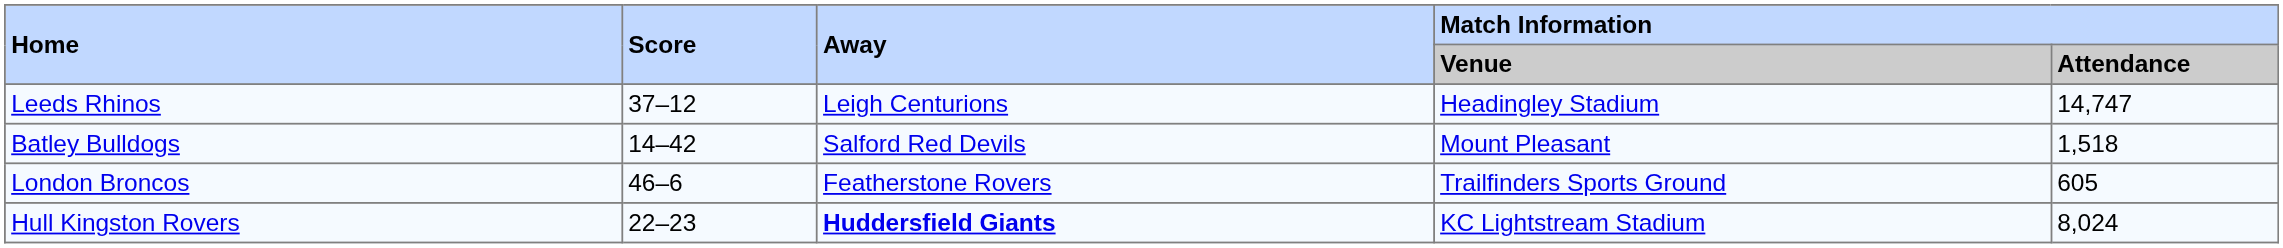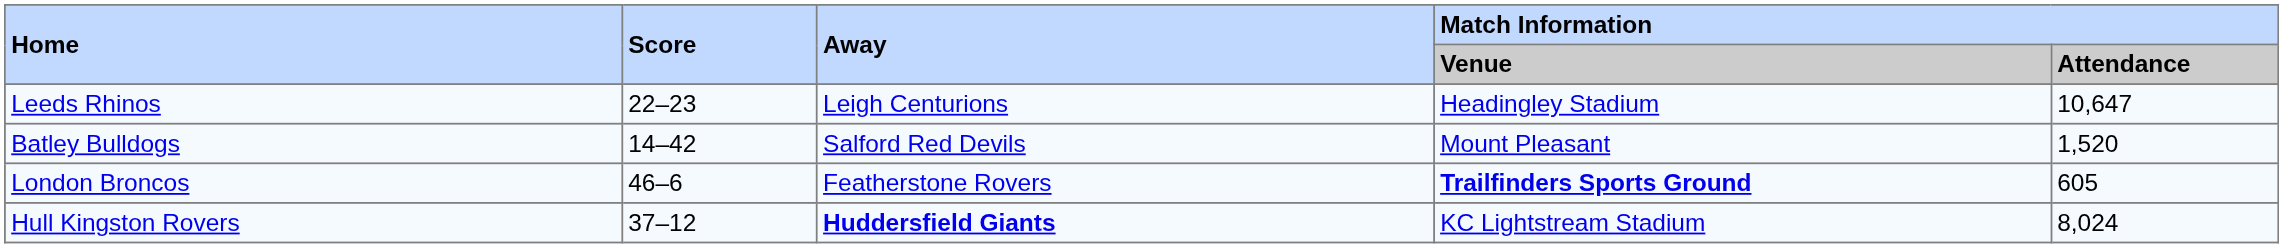(662, 104) 37–12 -> (662, 104) 22–23
(2095, 104) 14,747 -> (2095, 104) 10,647
(2088, 144) 1,518 -> (2088, 144) 1,520
(1583, 183) normal -> (1596, 183) bold
(662, 223) 22–23 -> (662, 223) 37–12
